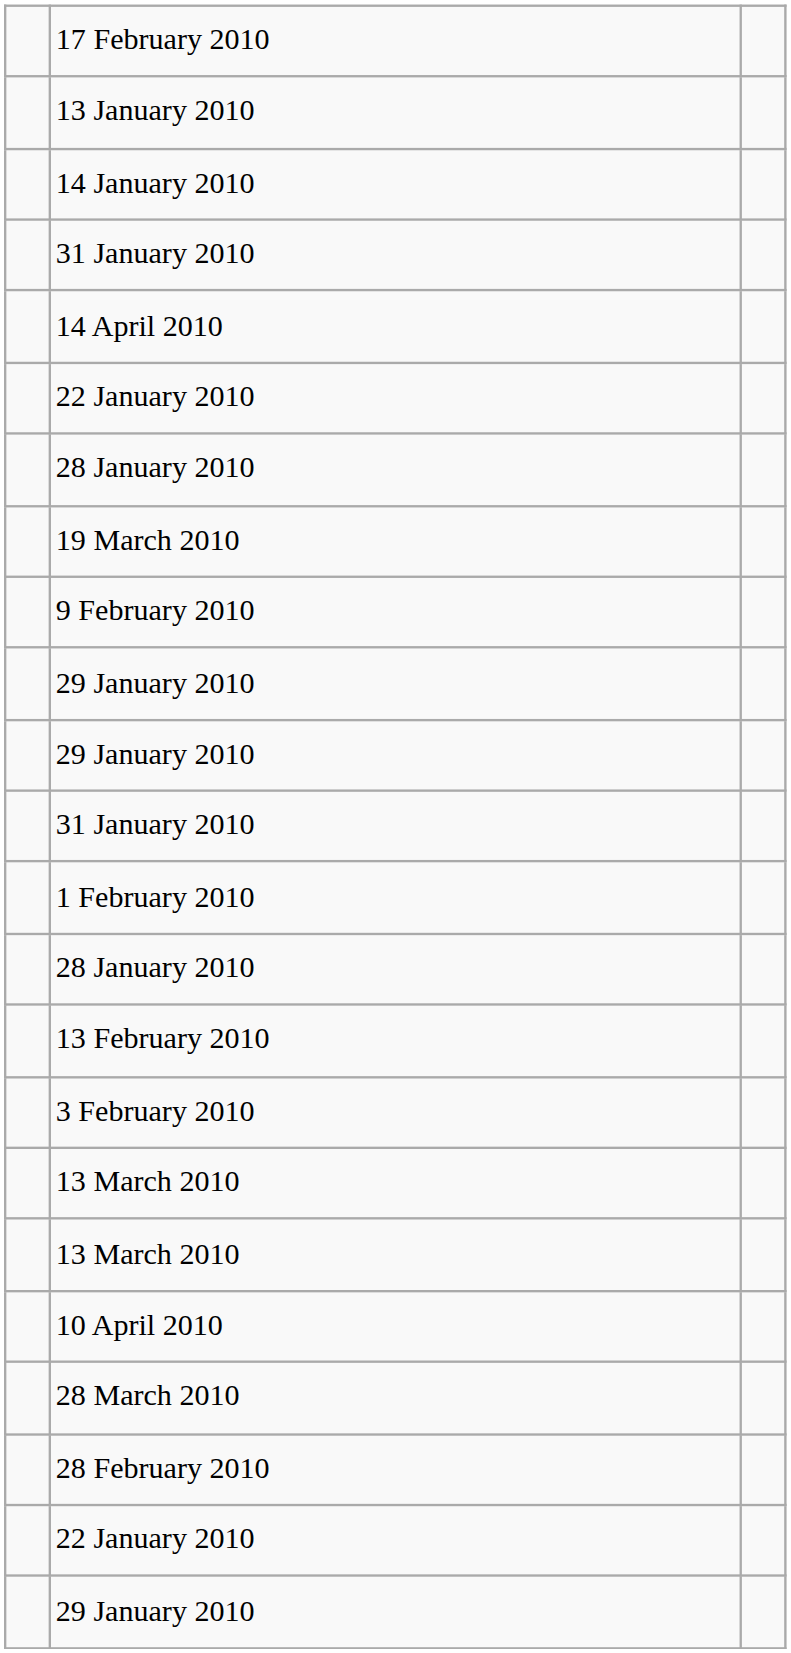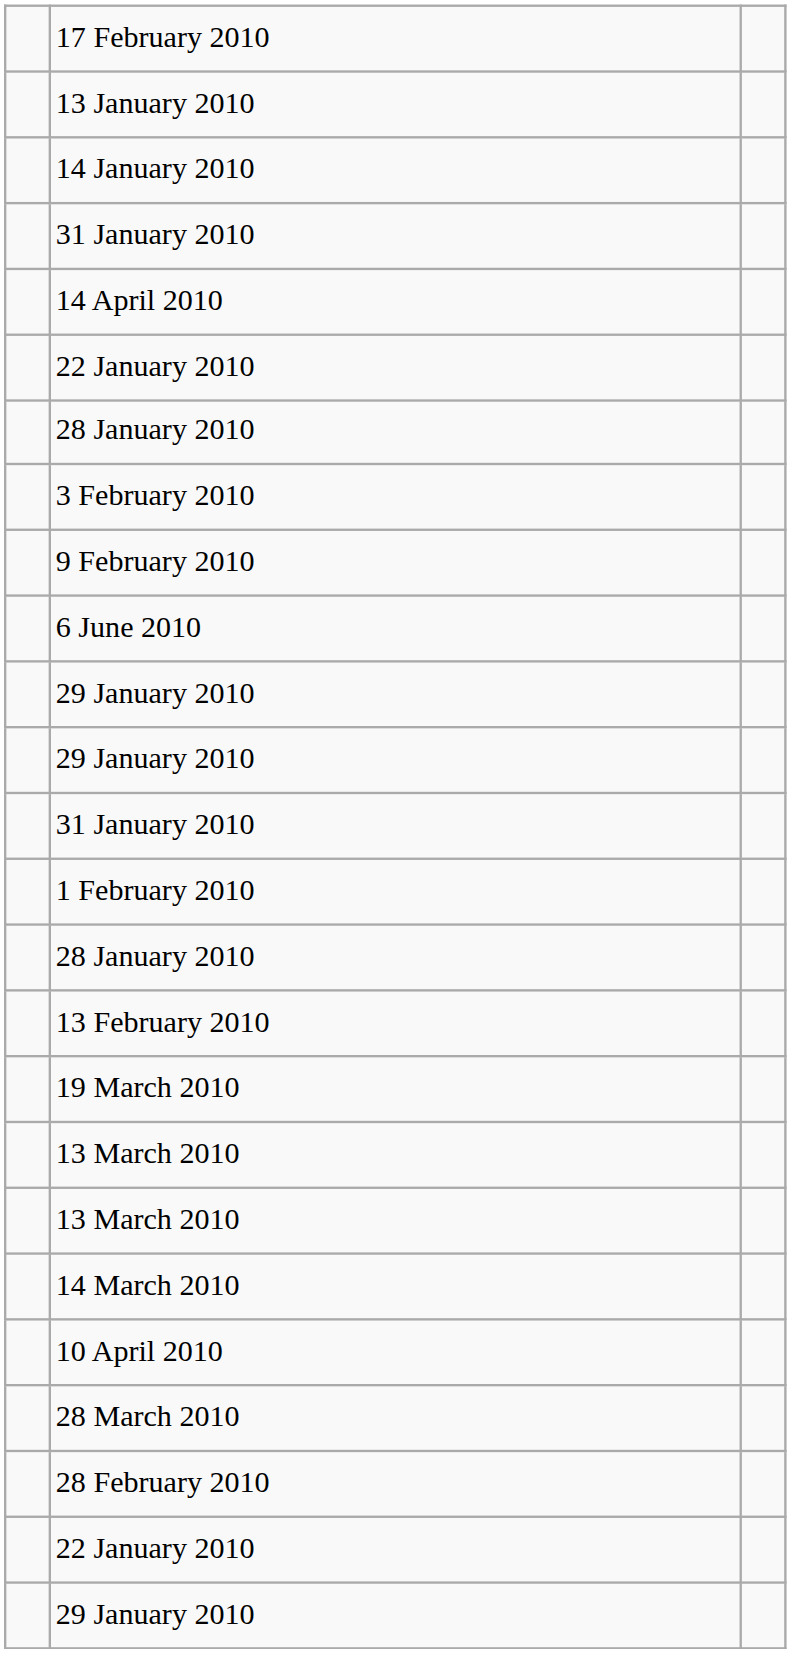rows swapped: (27, 1112) <-> (27, 541)
+ row: (27, 629)
+ row: (27, 1286)
